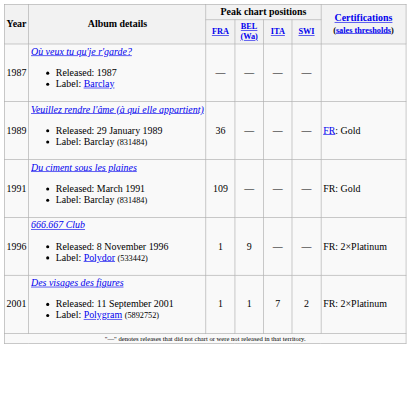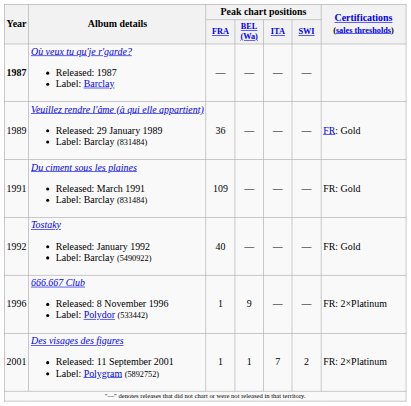(17, 72) normal -> (17, 72) bold
+ row: (117, 241)
